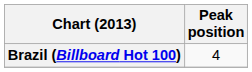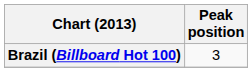(216, 55) 4 -> (216, 55) 3
